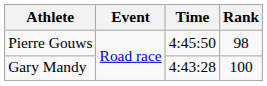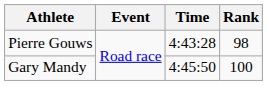(192, 43) 4:45:50 -> (192, 43) 4:43:28
(192, 68) 4:43:28 -> (192, 68) 4:45:50
